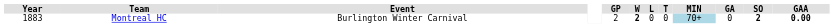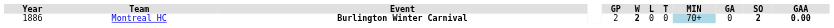(32, 18) 1883 -> (32, 18) 1886
(402, 18) normal -> (402, 18) bold
